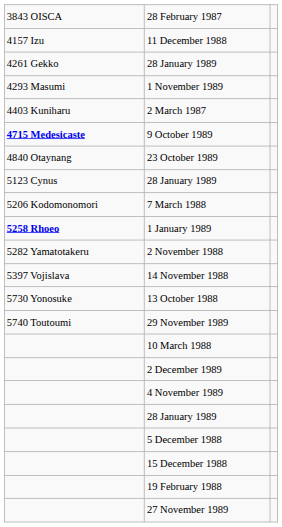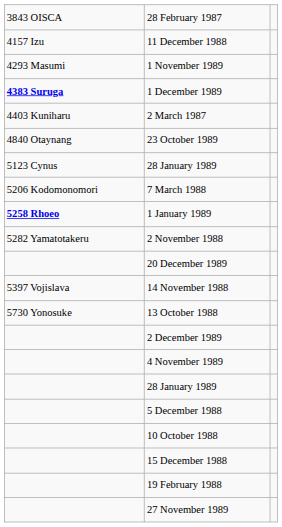- row: (33, 63)
+ row: (35, 91)
- row: (46, 134)
+ row: (74, 263)
- row: (39, 322)
- row: (74, 346)
+ row: (74, 436)
